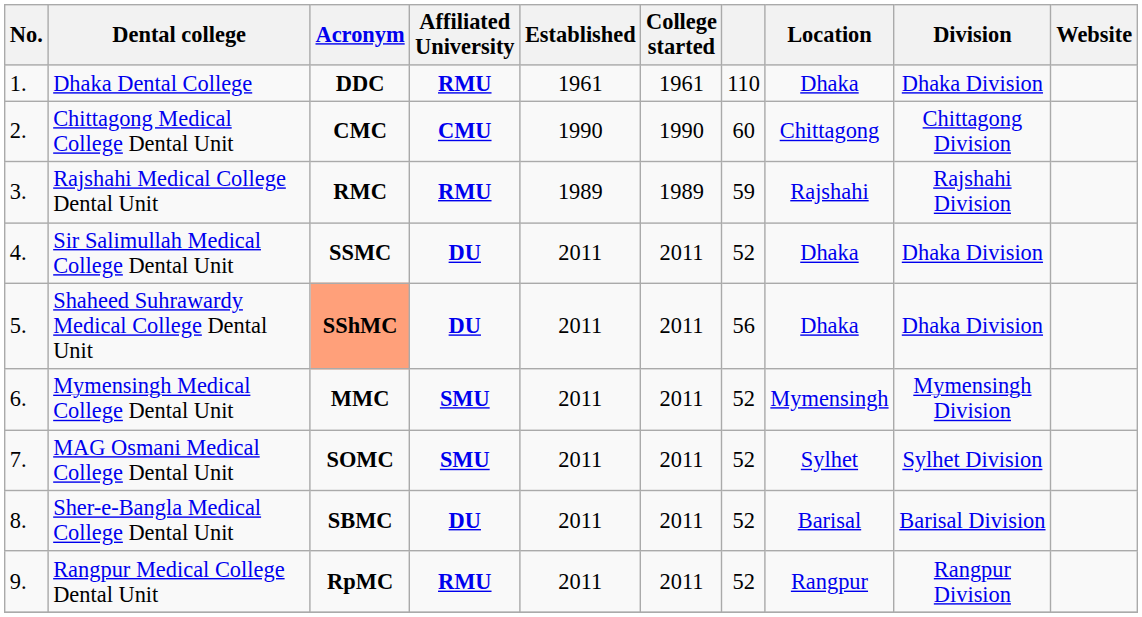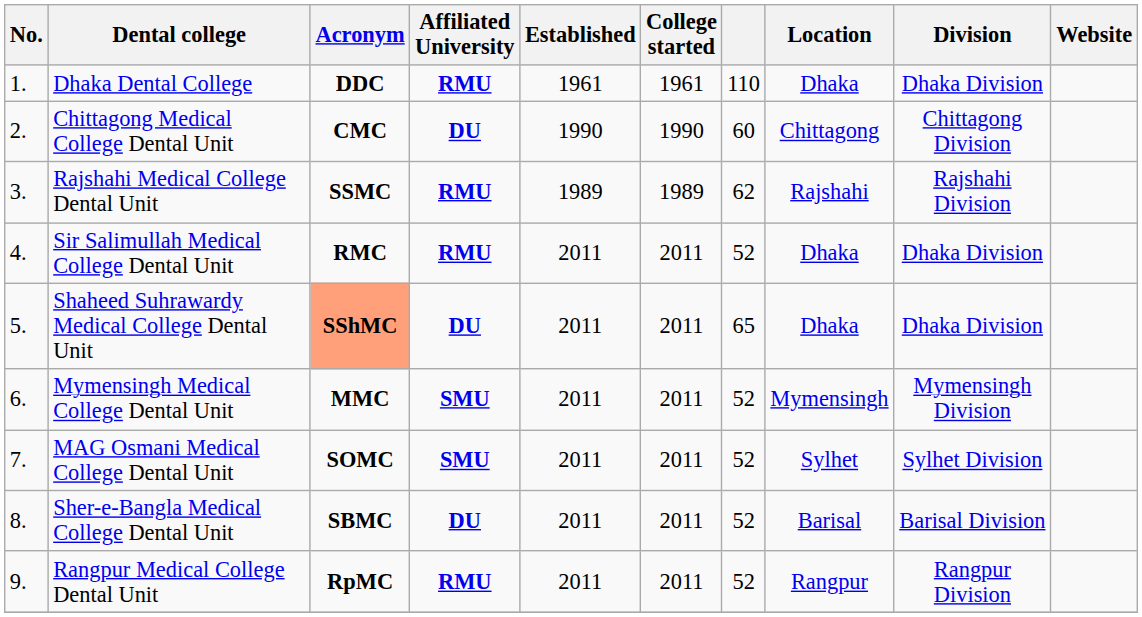(465, 131) CMU -> (465, 131) DU
(360, 191) RMC -> (360, 191) SSMC
(744, 191) 59 -> (744, 191) 62
(360, 252) SSMC -> (360, 252) RMC
(465, 252) DU -> (465, 252) RMU
(744, 325) 56 -> (744, 325) 65
